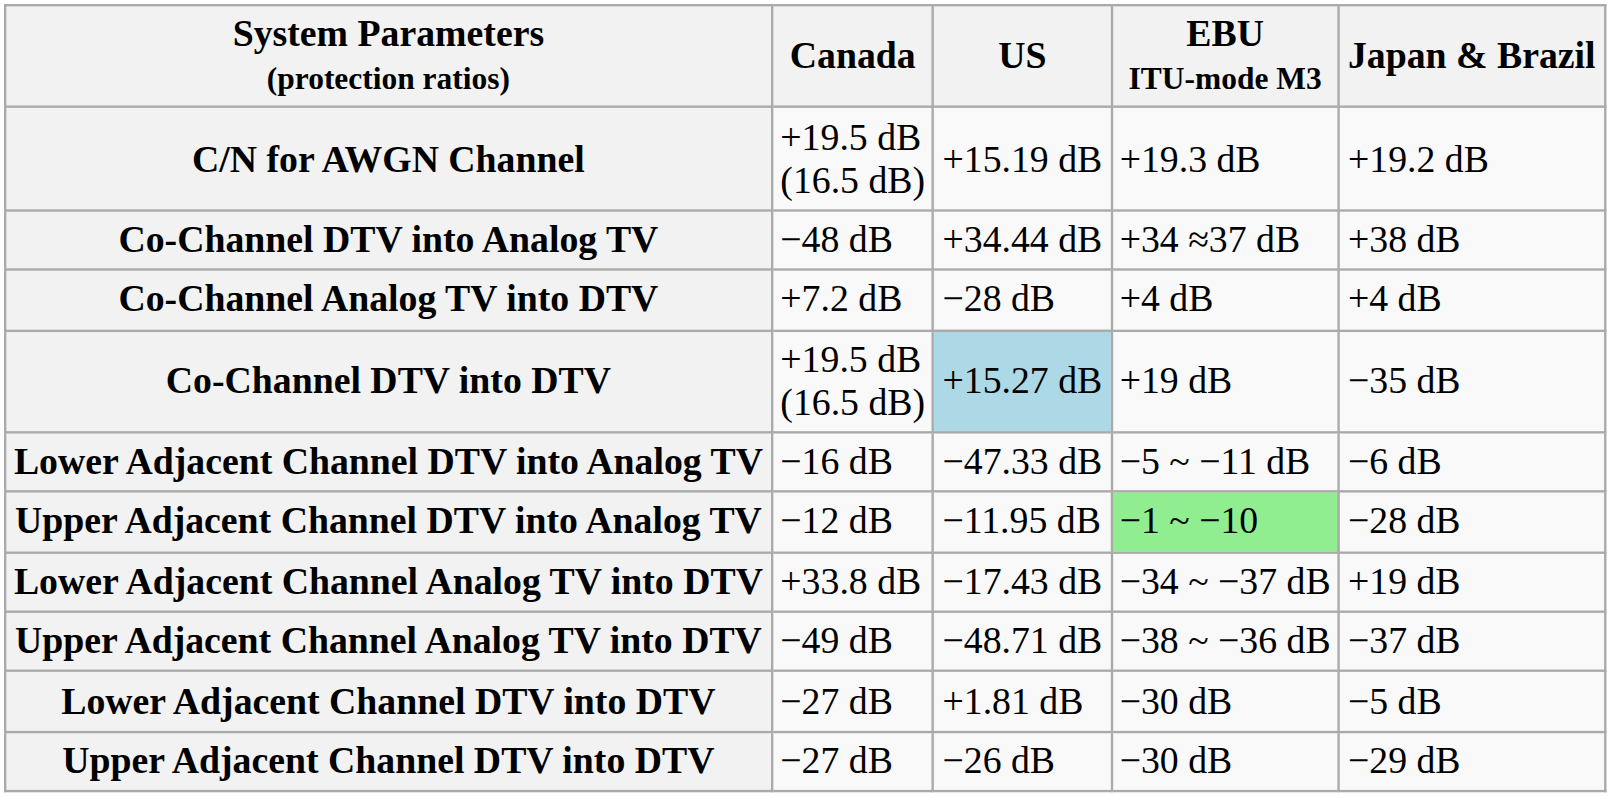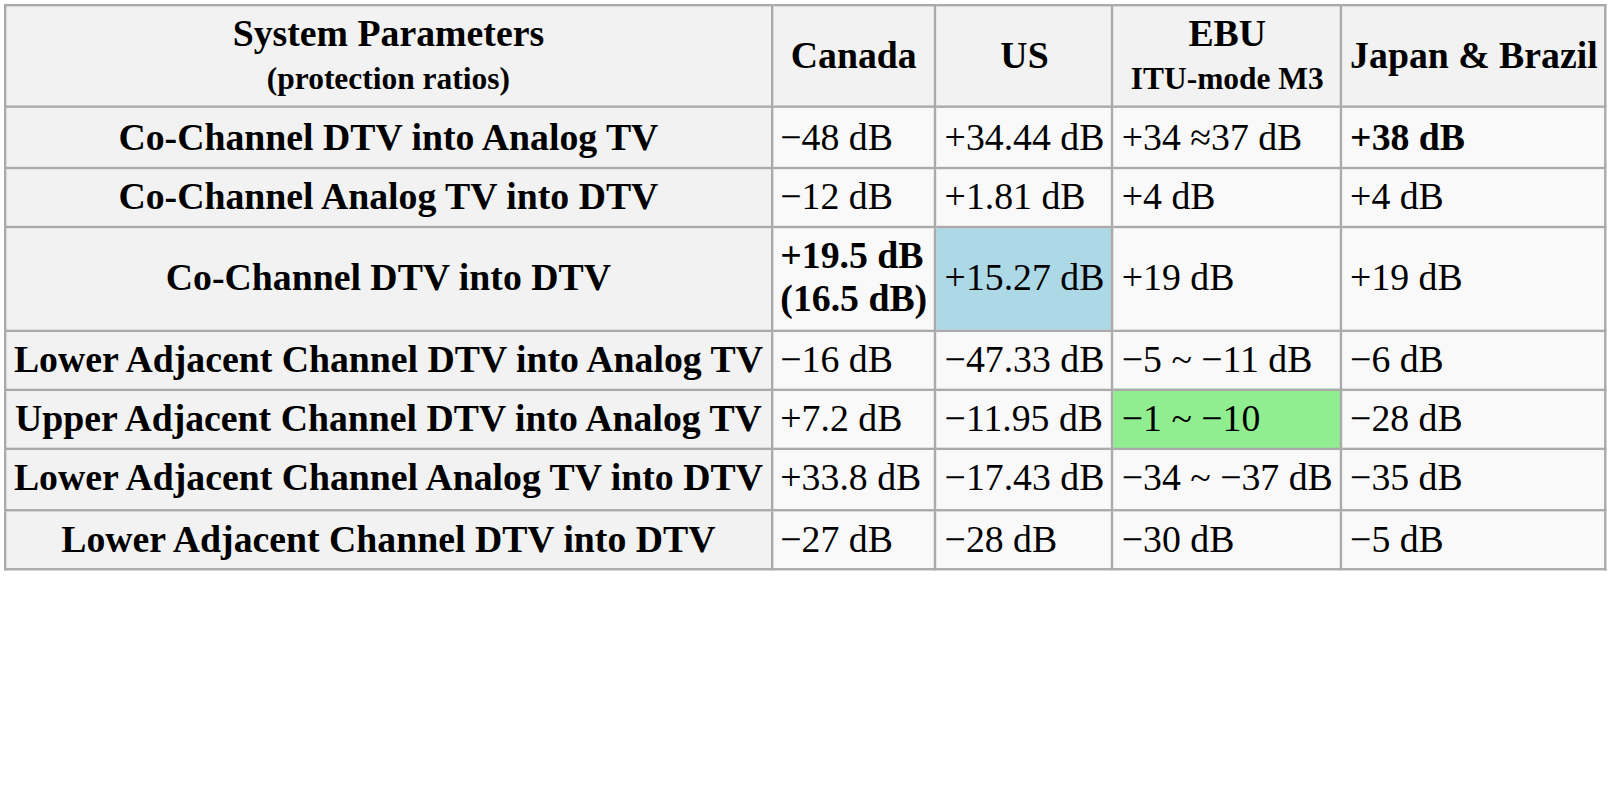- row: (388, 158)
(1404, 239) normal -> (1408, 136) bold
(841, 299) +7.2 dB -> (837, 196) −12 dB
(999, 299) −28 dB -> (1015, 196) +1.81 dB
(853, 380) normal -> (854, 277) bold
(1404, 380) −35 dB -> (1406, 277) +19 dB
(837, 521) −12 dB -> (841, 418) +7.2 dB
(1404, 581) +19 dB -> (1406, 478) −35 dB
- row: (388, 640)
(1013, 700) +1.81 dB -> (1001, 538) −28 dB
- row: (388, 760)
